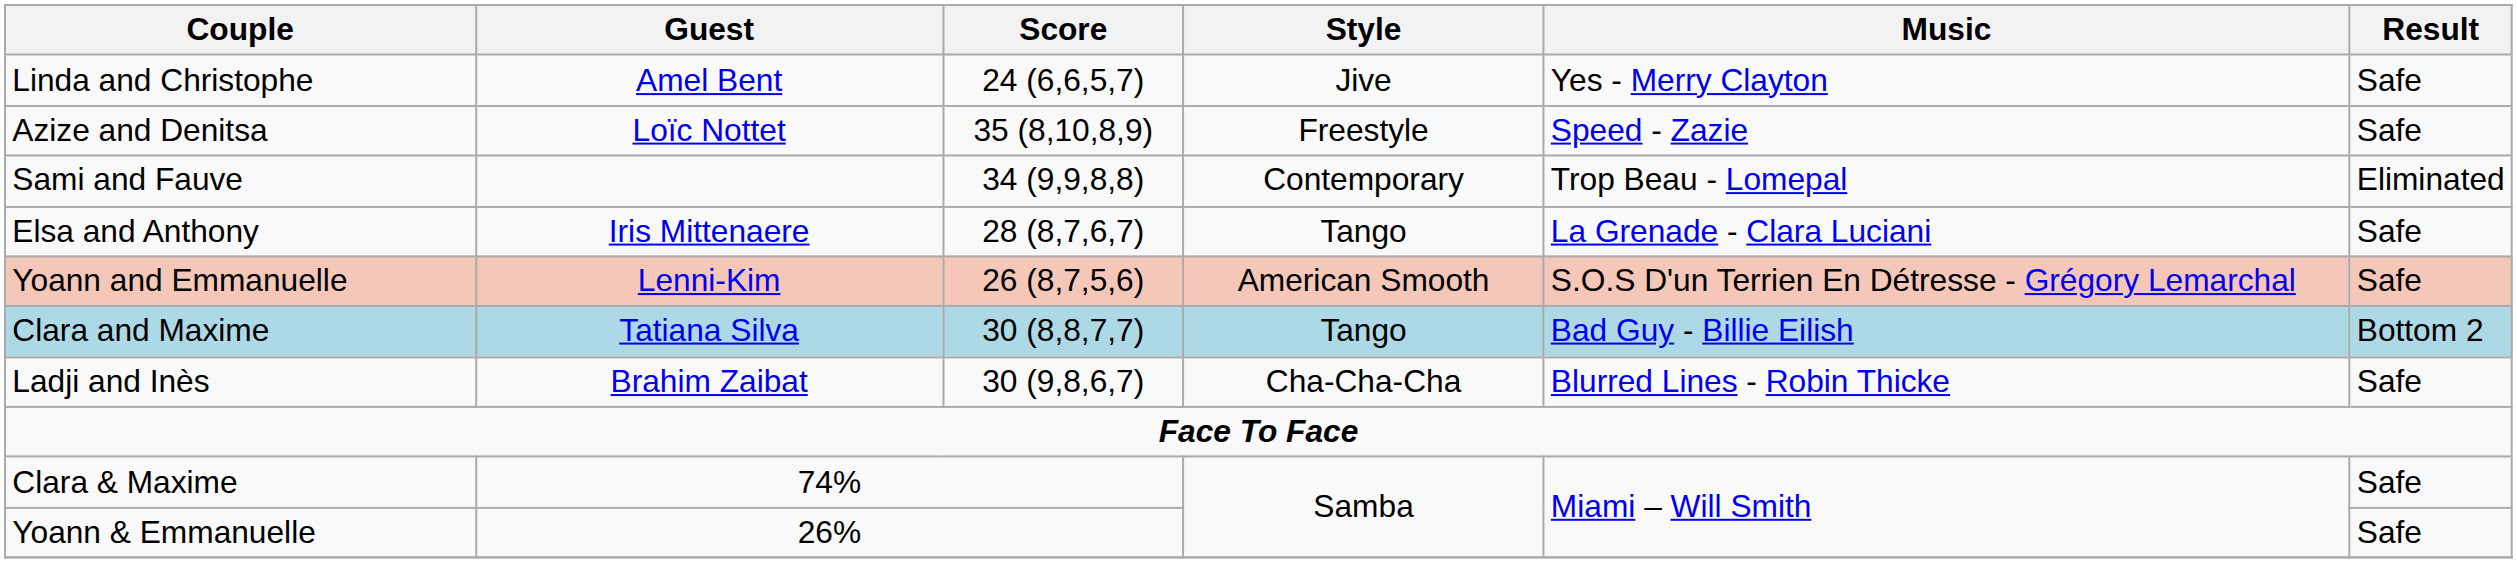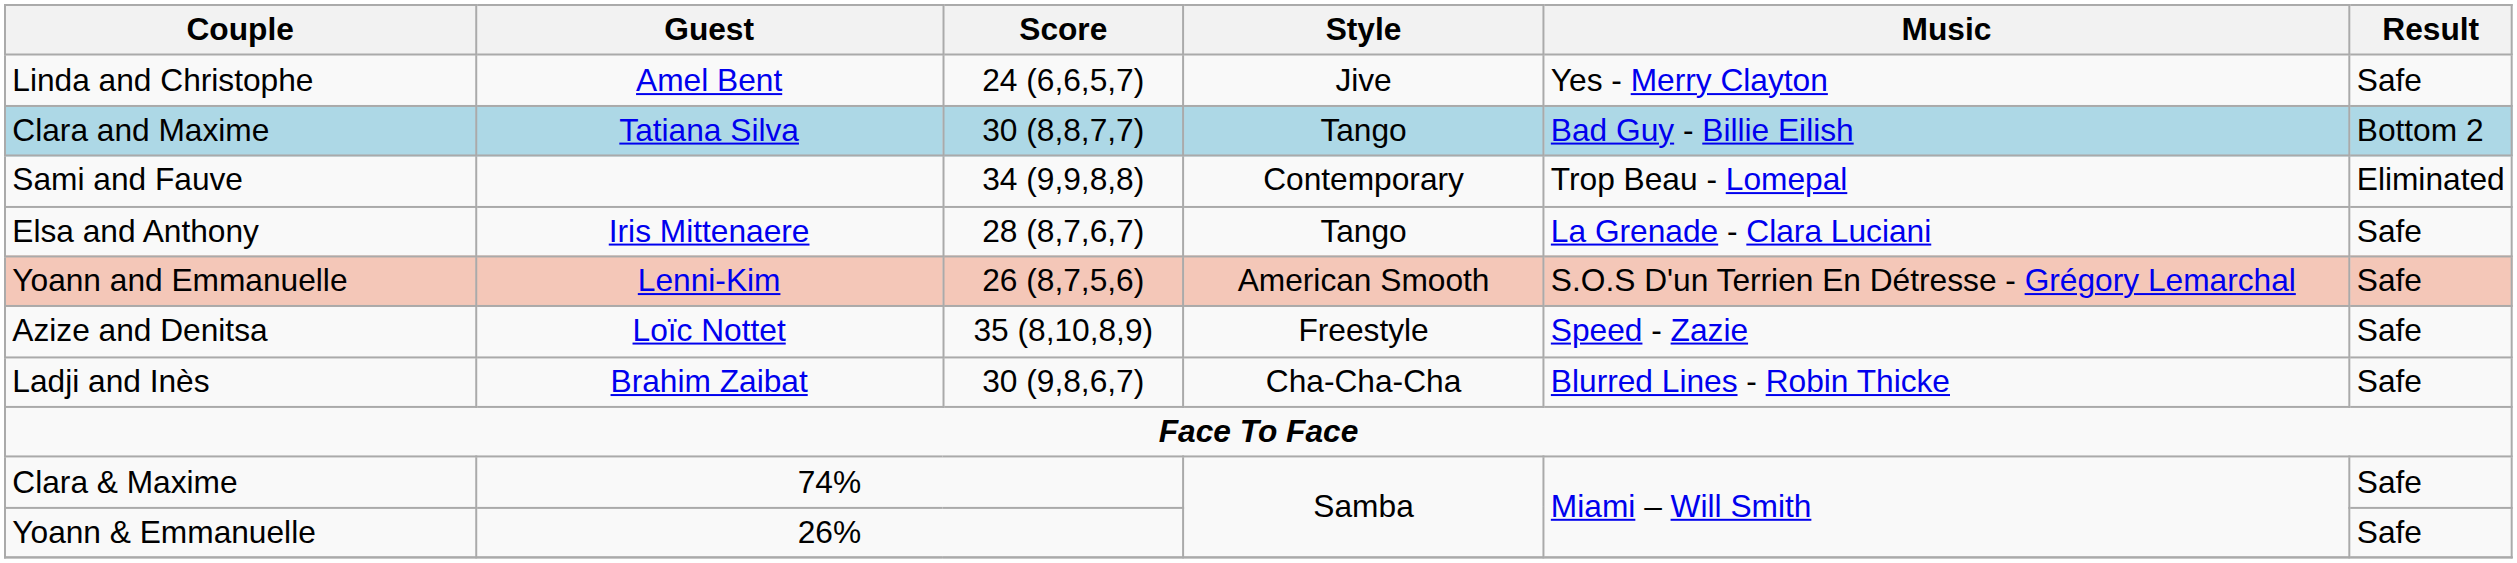rows swapped: (141, 331) <-> (140, 130)
